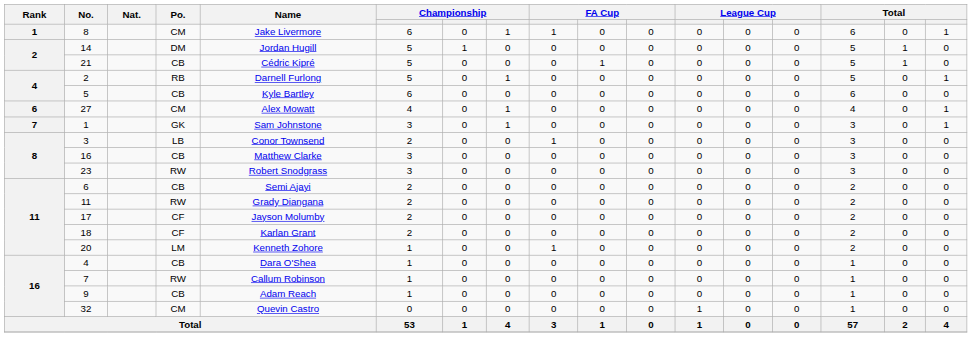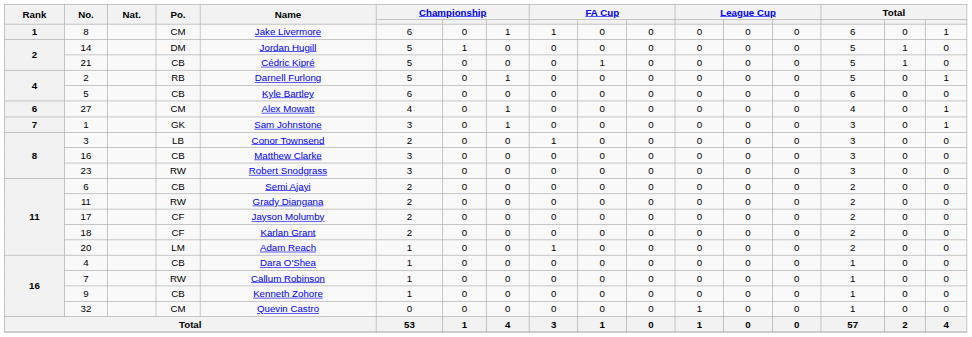(288, 248) Kenneth Zohore -> (288, 248) Adam Reach
(288, 294) Adam Reach -> (288, 294) Kenneth Zohore
